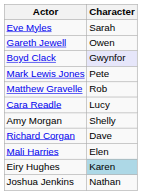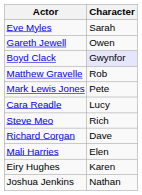rows swapped: (46, 74) <-> (45, 89)
+ row: (30, 120)
- row: (34, 120)
(102, 167) lightblue background -> (102, 167) no background
